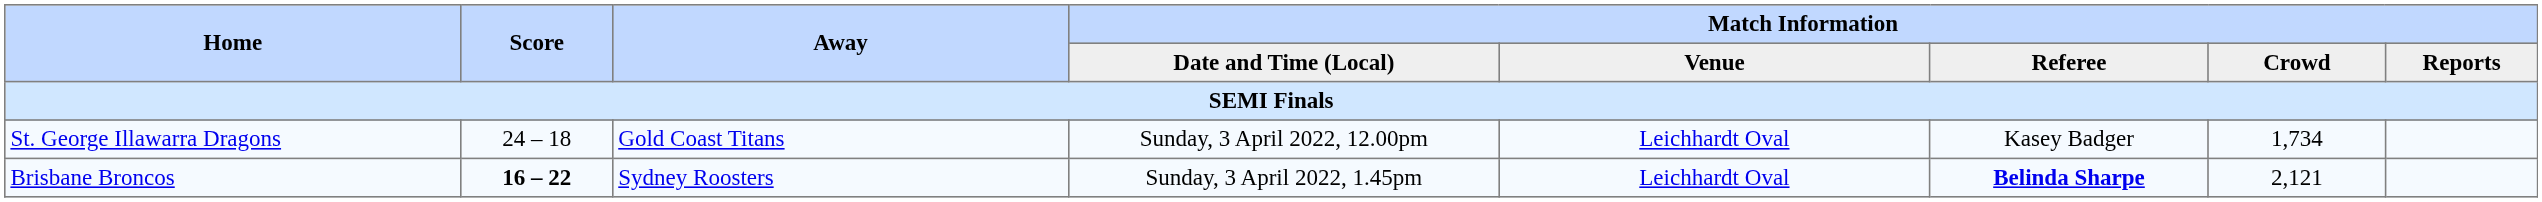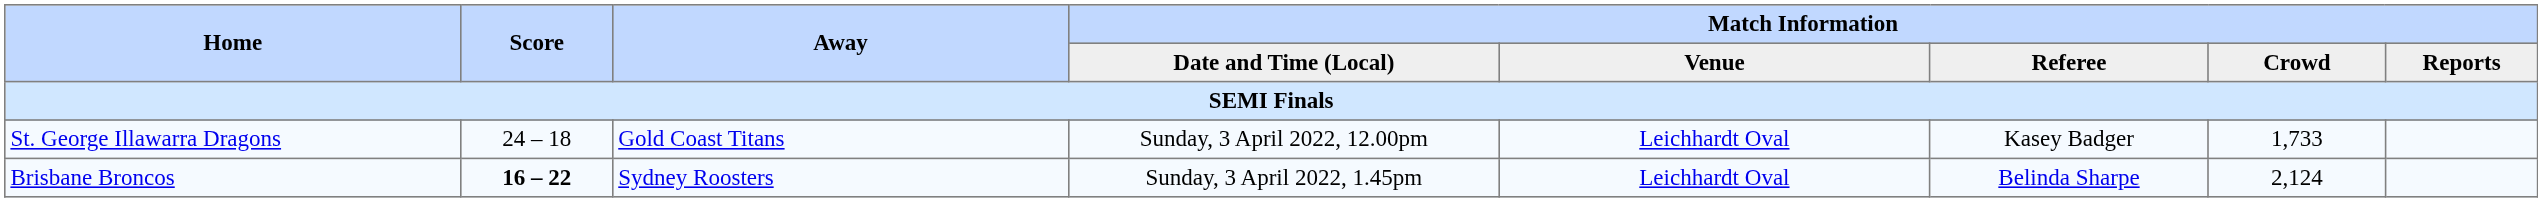(2297, 138) 1,734 -> (2297, 138) 1,733
(2069, 177) bold -> (2069, 177) normal
(2297, 177) 2,121 -> (2297, 177) 2,124
